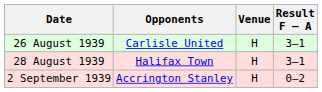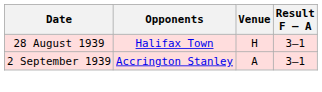- row: (59, 43)
(254, 78) H -> (254, 61) A
(295, 78) 0–2 -> (295, 61) 3–1
